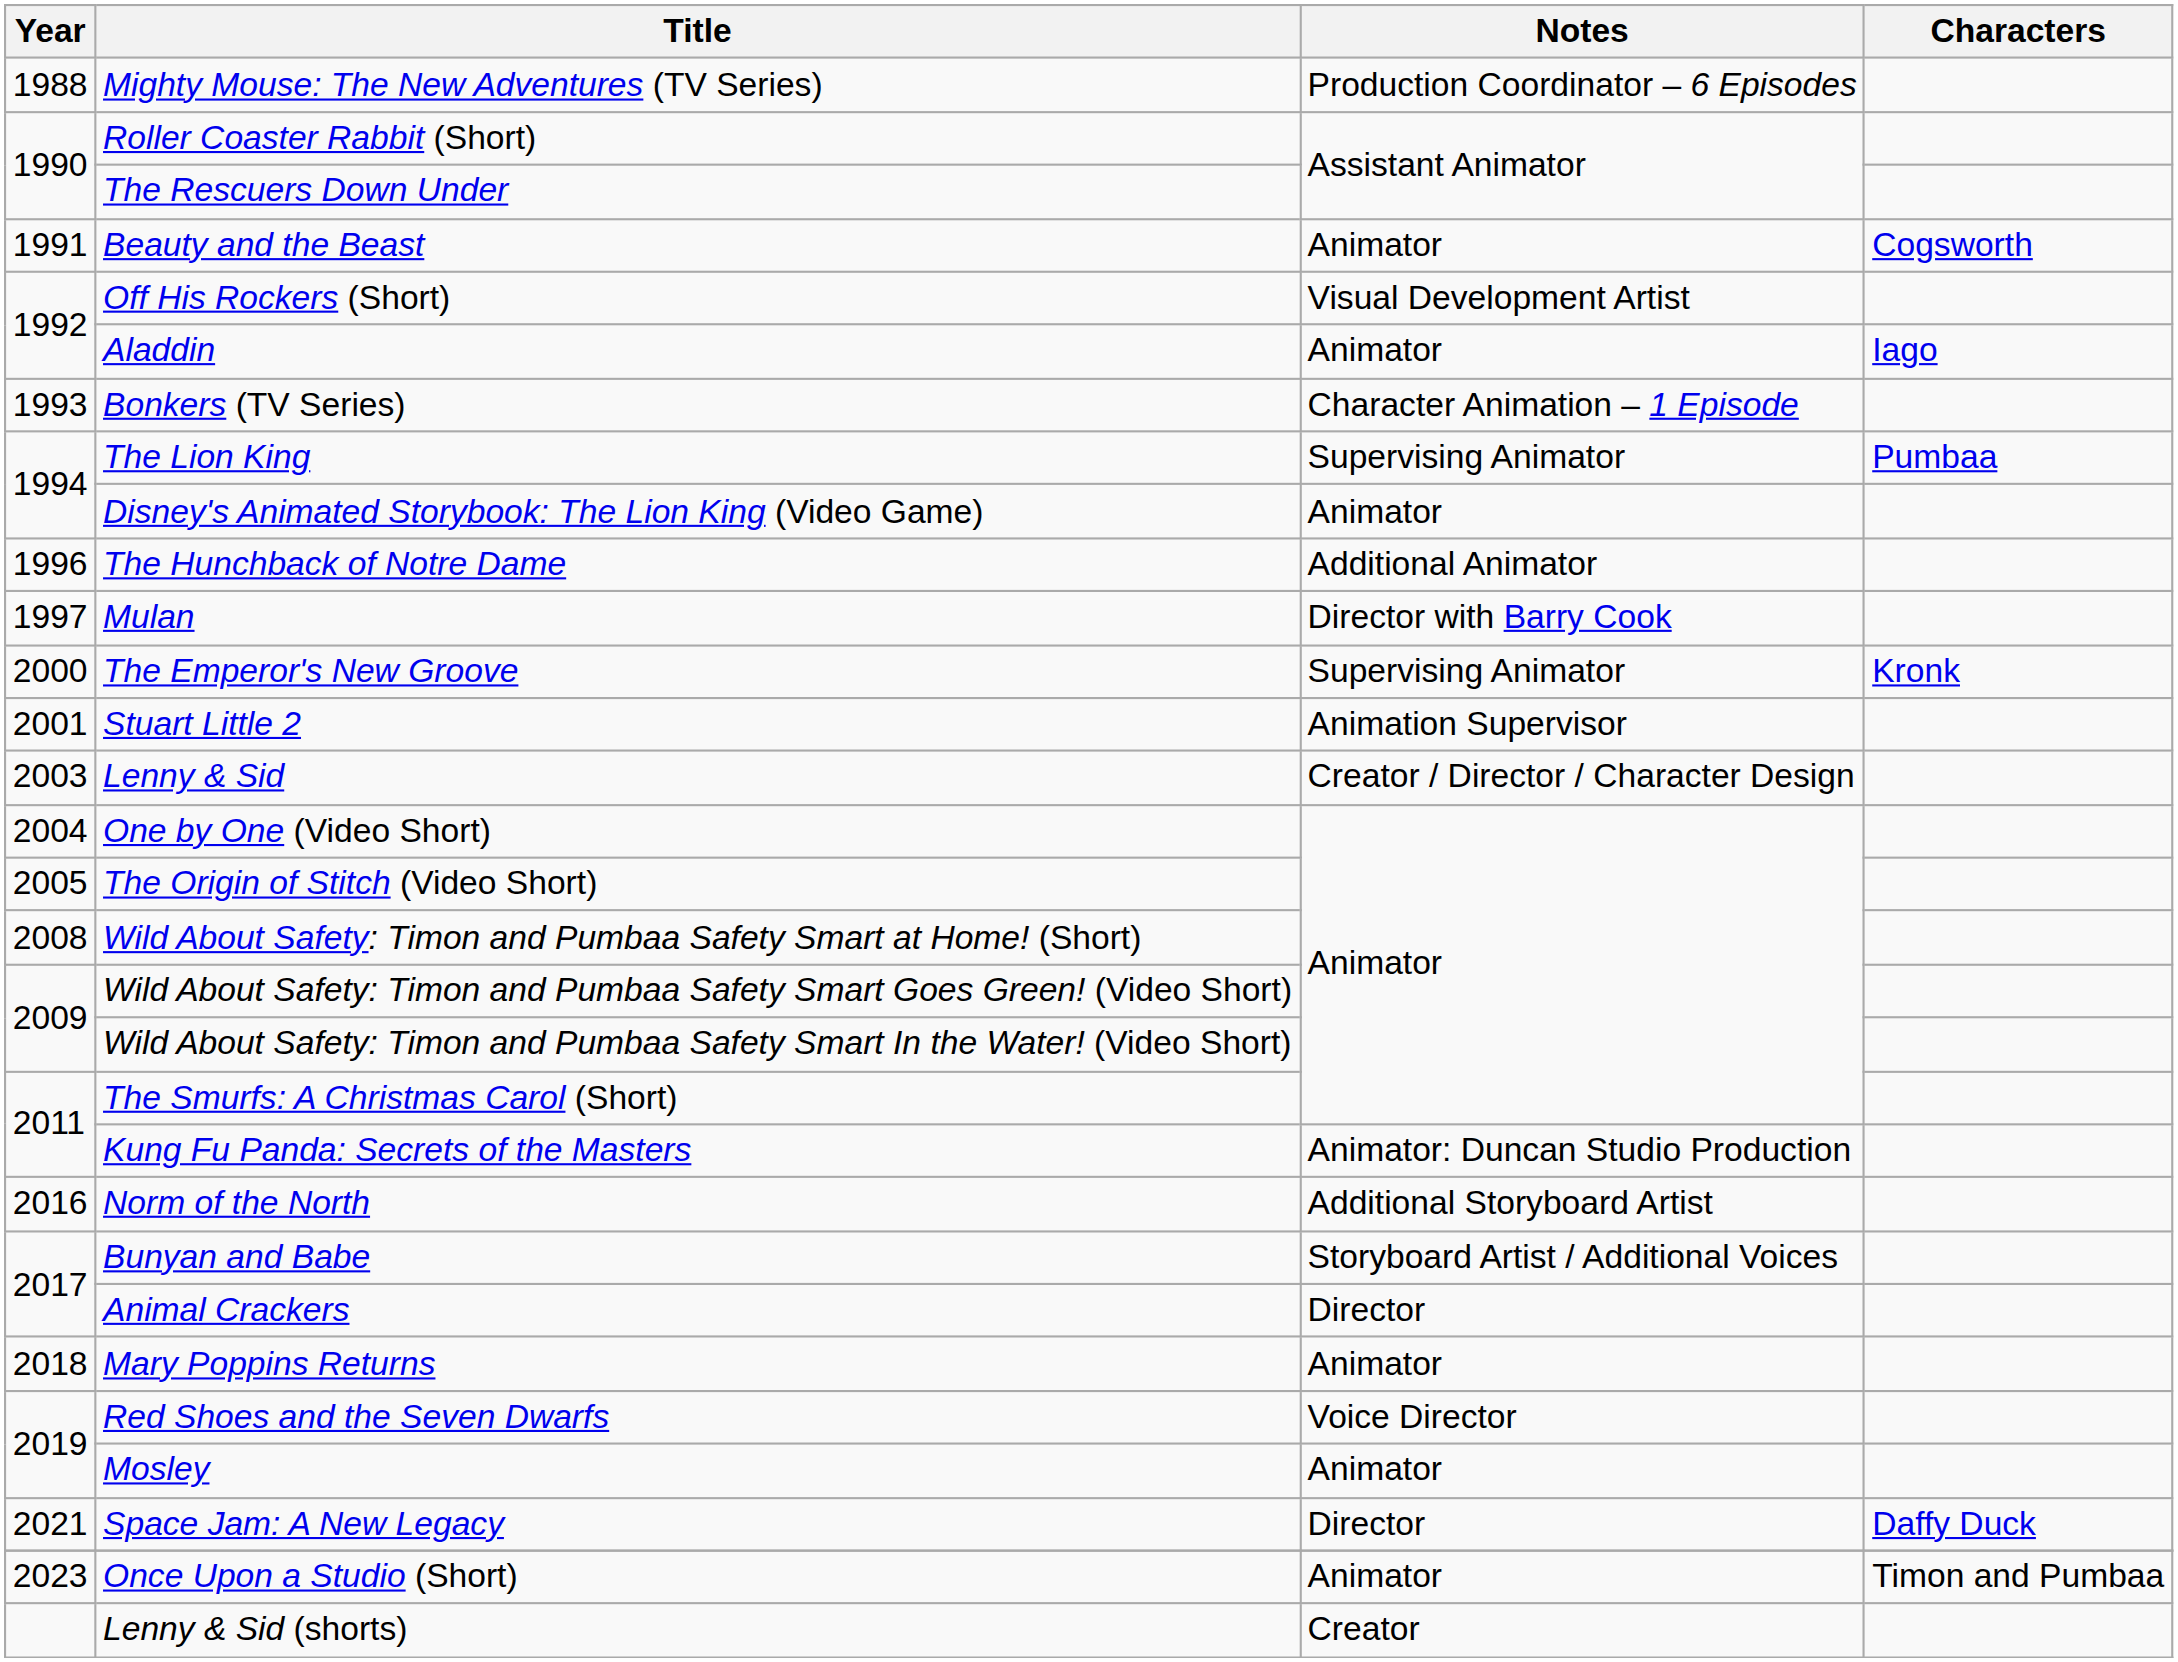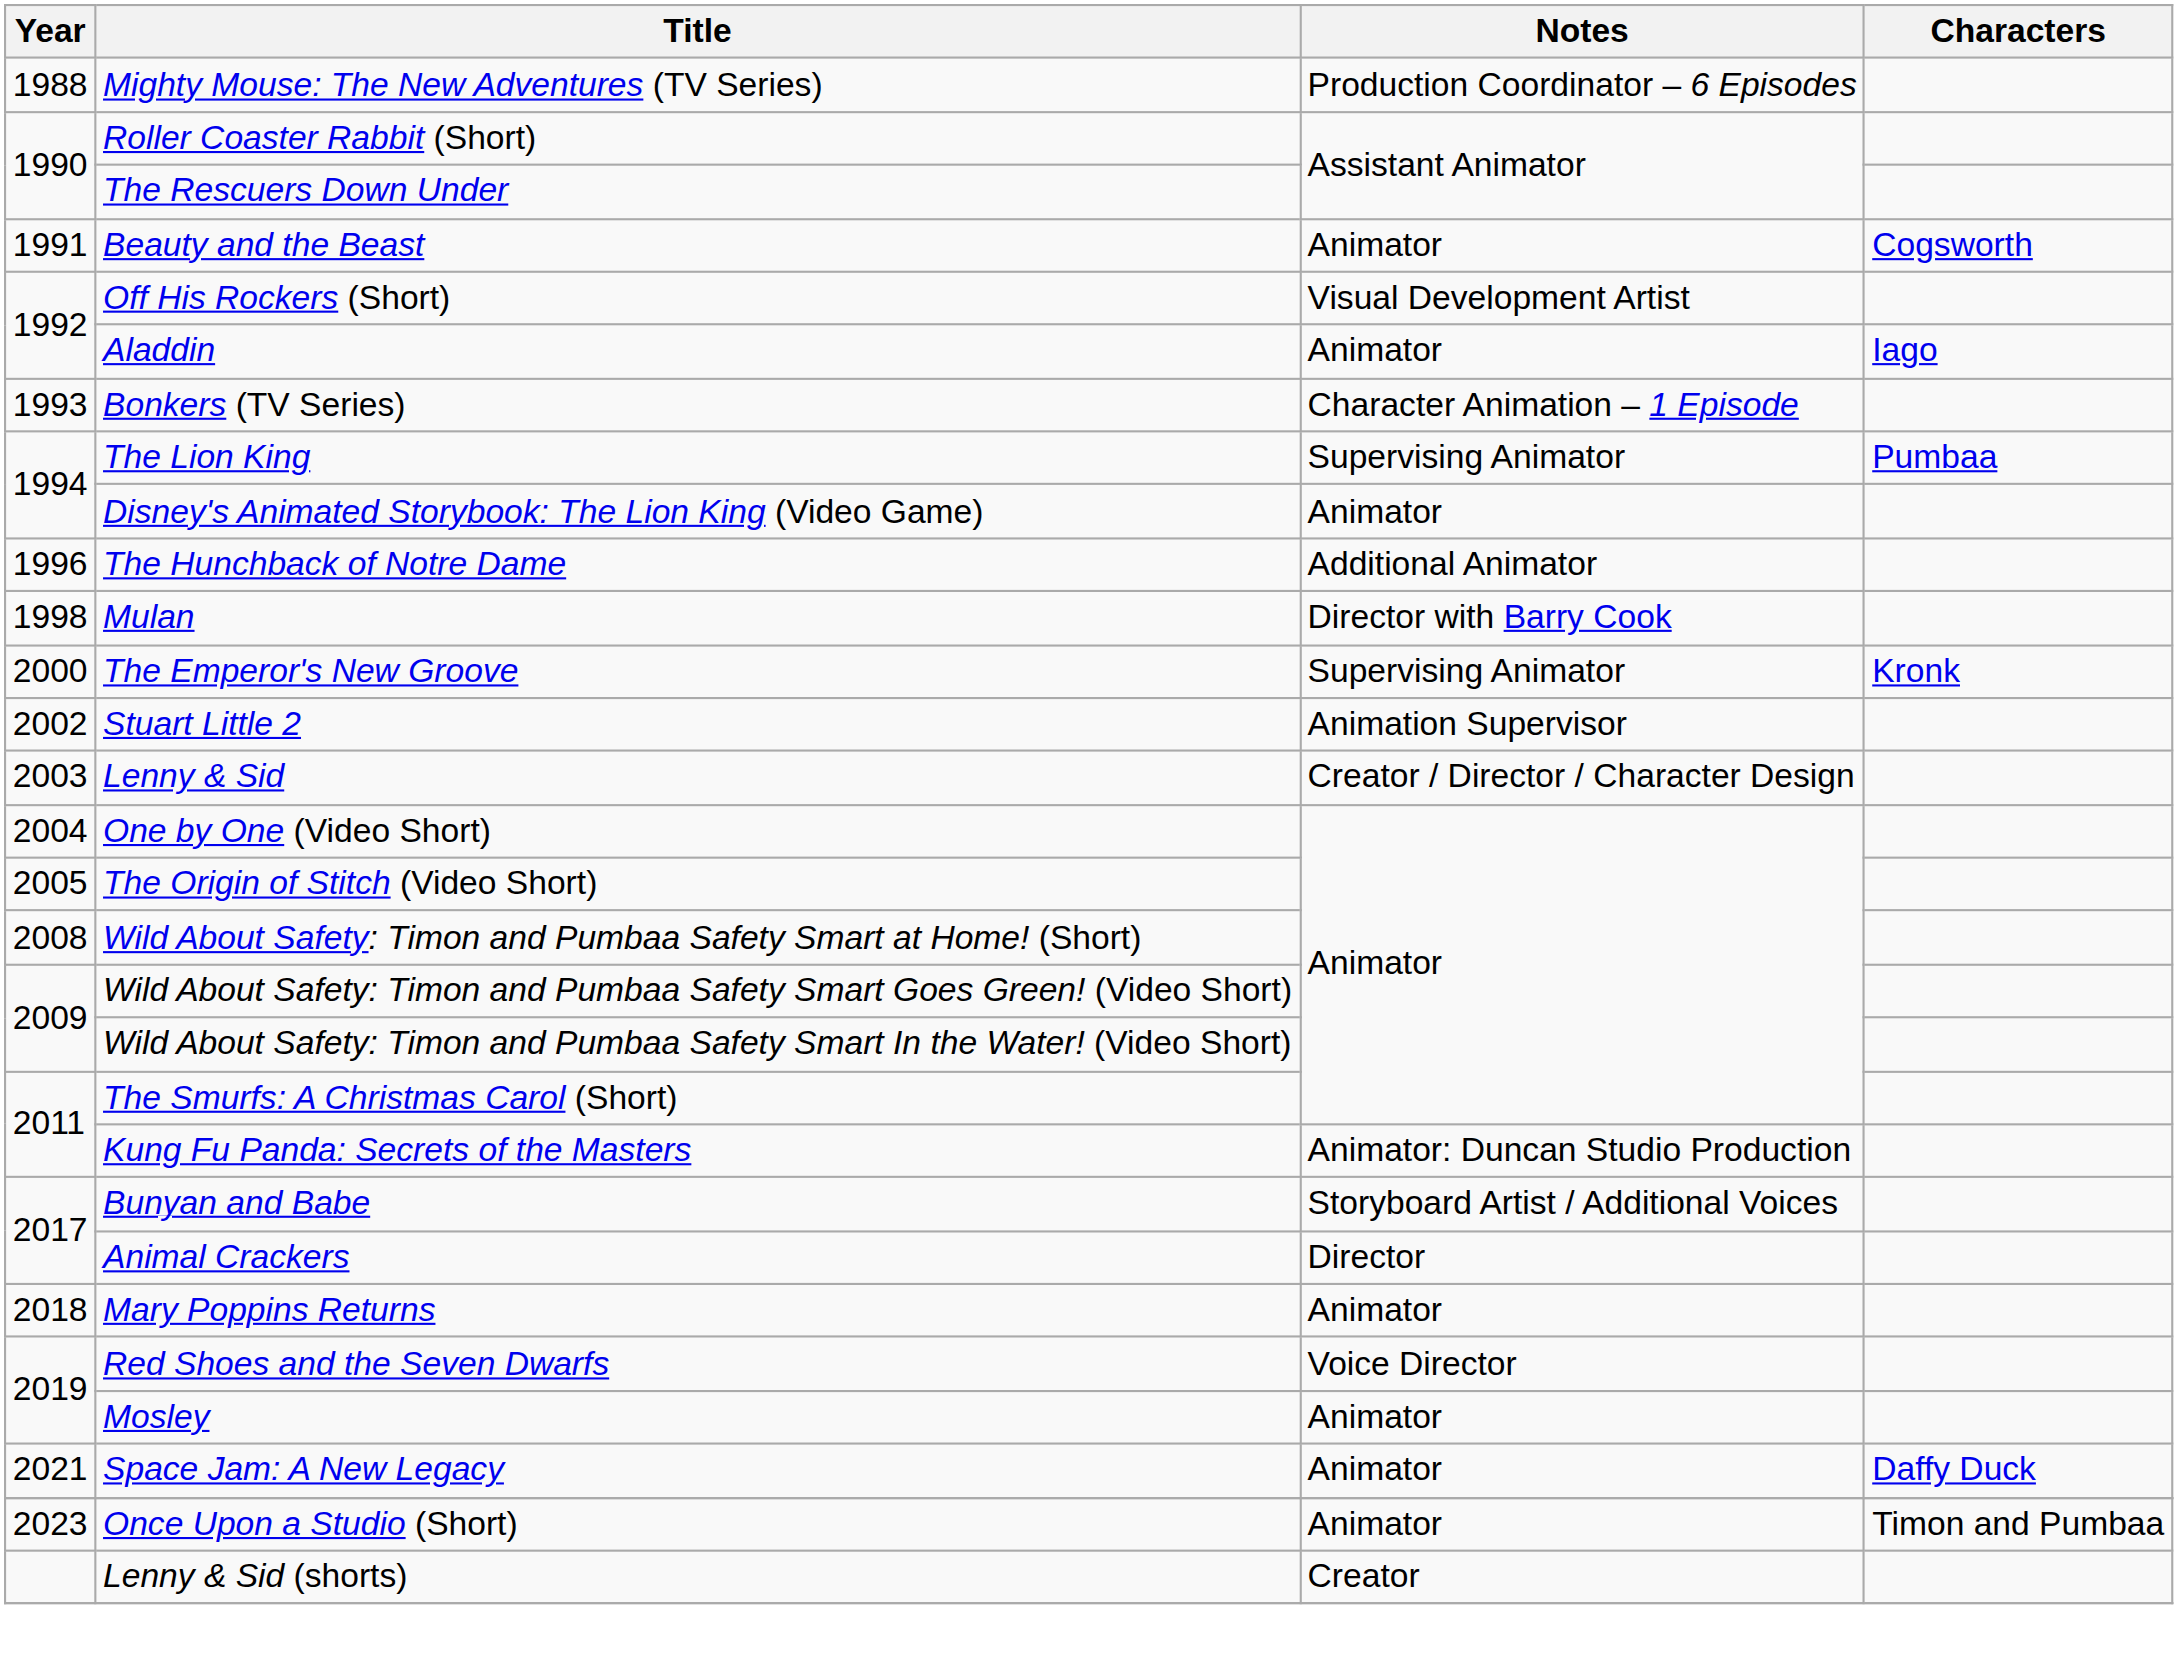(50, 617) 1997 -> (50, 617) 1998
(50, 723) 2001 -> (50, 723) 2002
- row: (237, 1203)
(1366, 1523) Director -> (1375, 1469) Animator
